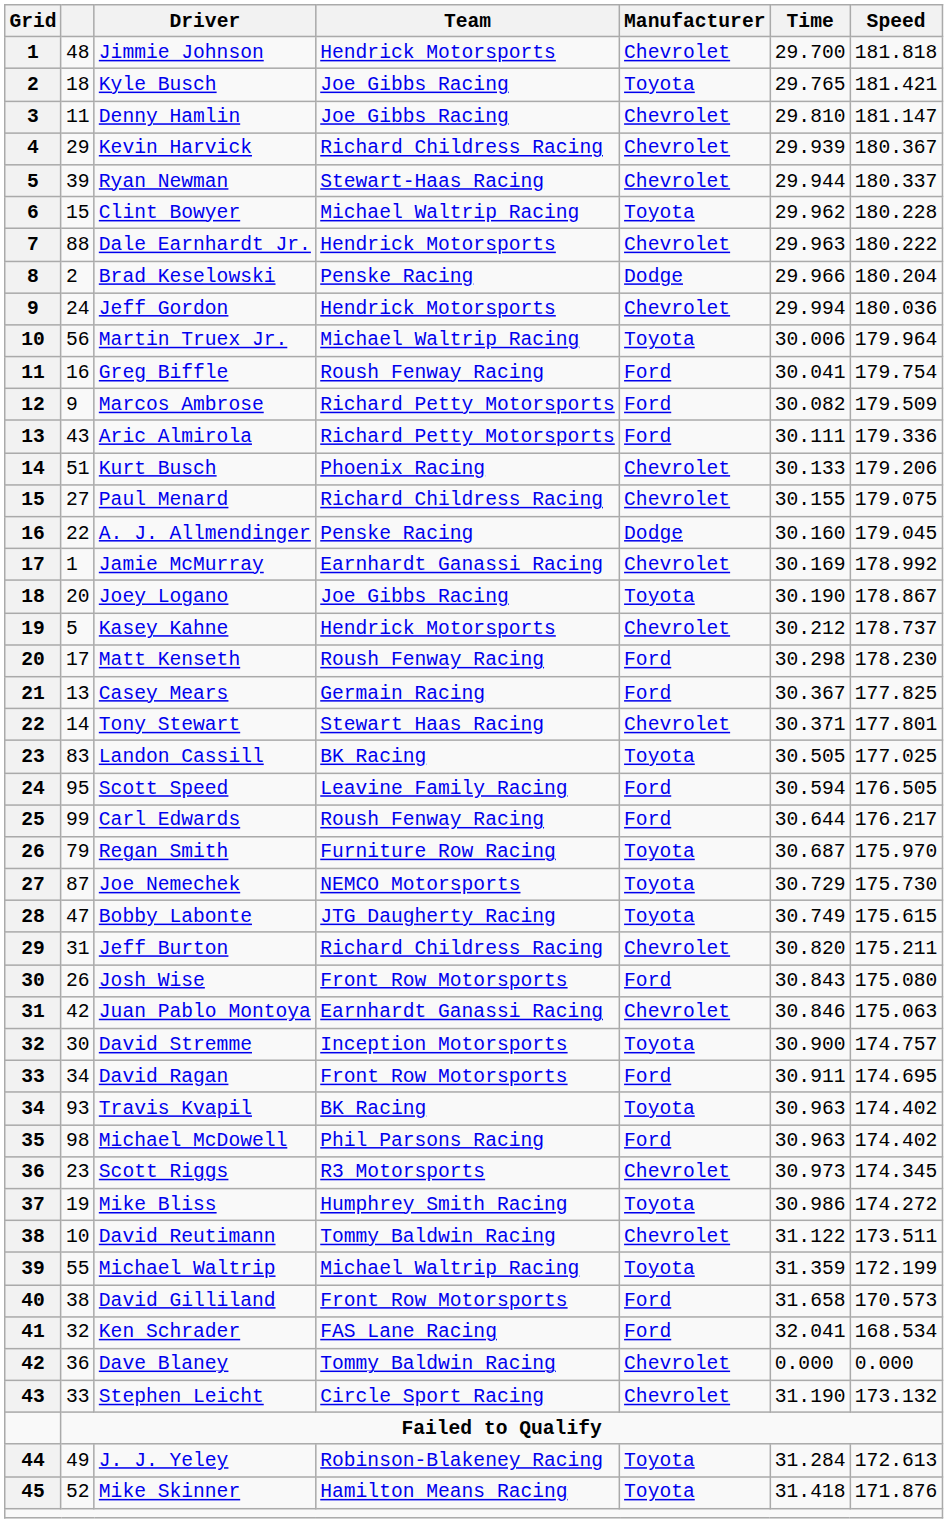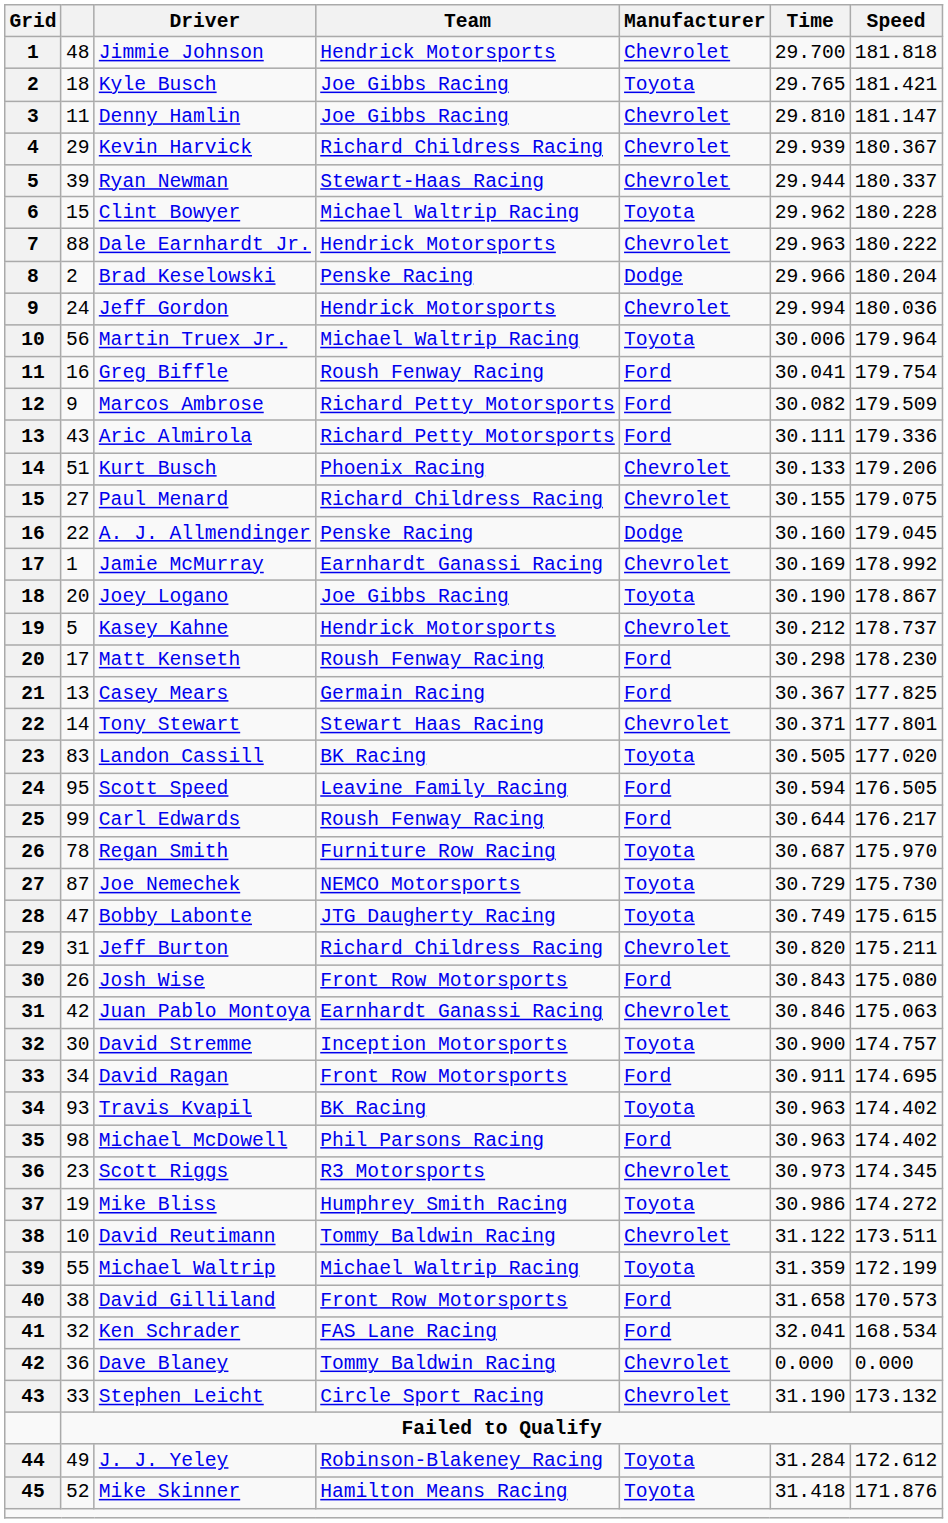(896, 757) 177.025 -> (896, 757) 177.020
(78, 853) 79 -> (78, 853) 78
(896, 1460) 172.613 -> (896, 1460) 172.612
